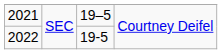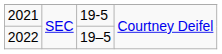(96, 15) 19–5 -> (94, 15) 19-5
(94, 37) 19-5 -> (96, 37) 19–5
